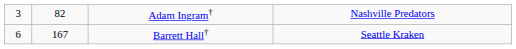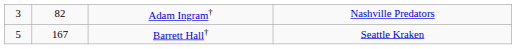(18, 34) 6 -> (18, 34) 5
